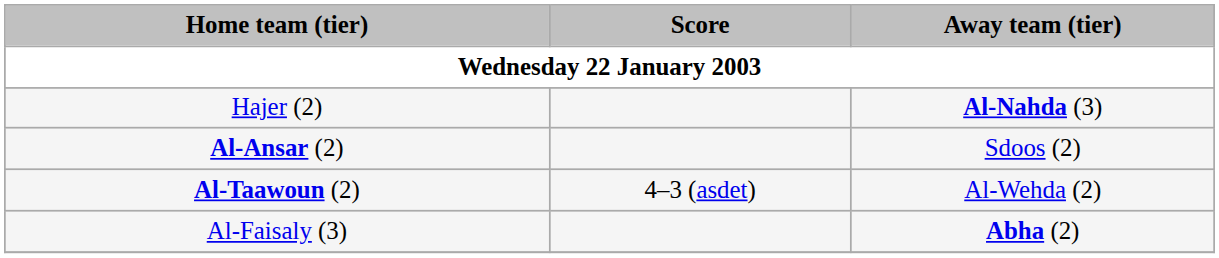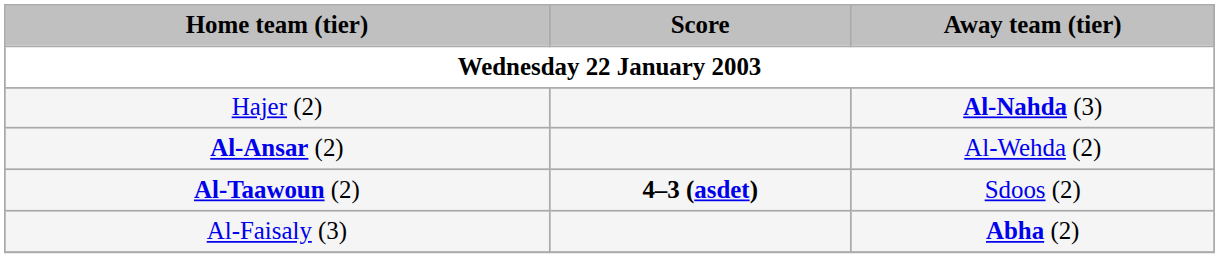(1033, 148) Sdoos (2) -> (1033, 148) Al-Wehda (2)
(700, 189) normal -> (700, 189) bold
(1033, 189) Al-Wehda (2) -> (1033, 189) Sdoos (2)
